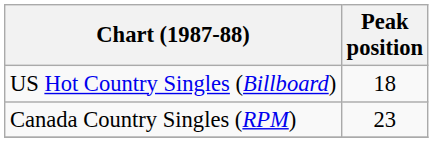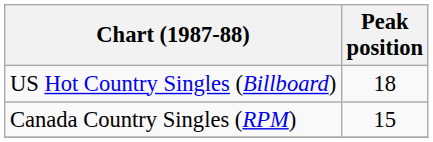(385, 119) 23 -> (385, 119) 15
